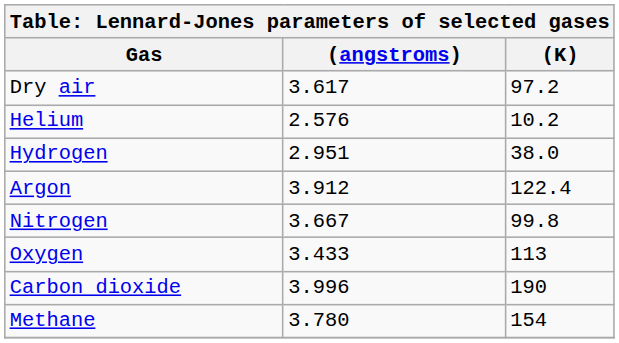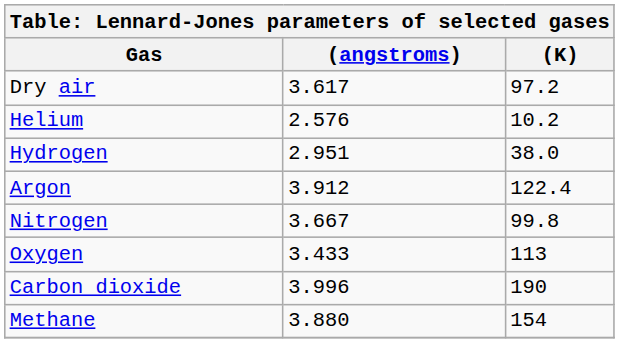(319, 321) 3.780 -> (319, 321) 3.880
